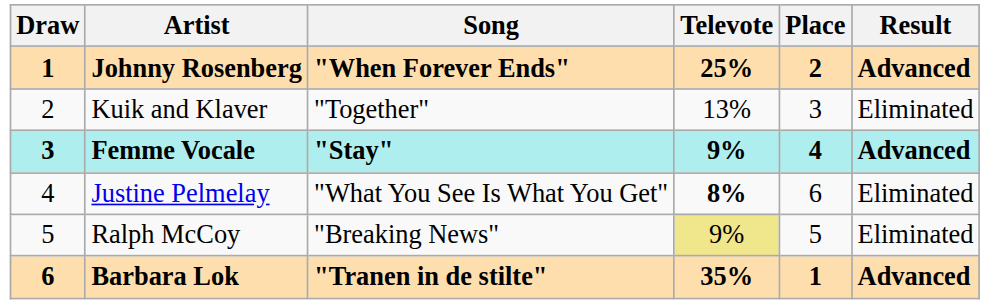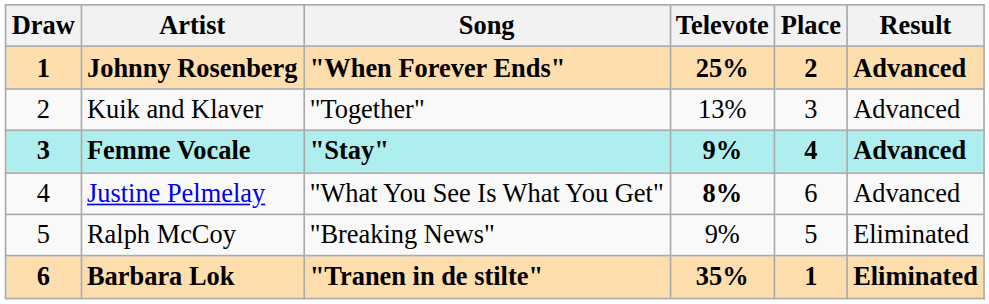(915, 109) Eliminated -> (907, 109) Advanced
(915, 192) Eliminated -> (907, 192) Advanced
(727, 234) khaki background -> (722, 234) no background
(914, 276) Advanced -> (915, 276) Eliminated
